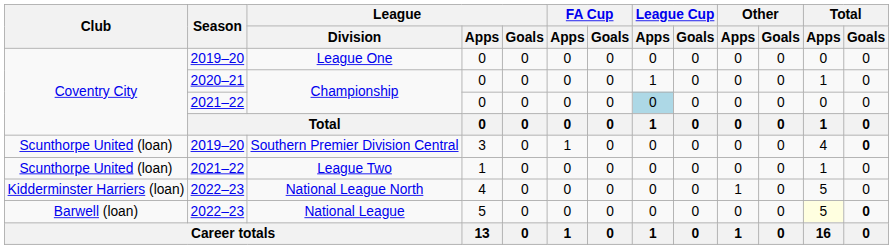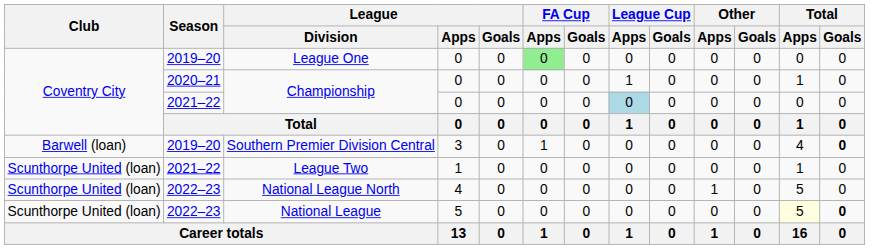(567, 59) no background -> (544, 59) lightgreen background
(96, 146) Scunthorpe United (loan) -> (84, 146) Barwell (loan)
(96, 189) Kidderminster Harriers (loan) -> (84, 189) Scunthorpe United (loan)
(96, 211) Barwell (loan) -> (84, 211) Scunthorpe United (loan)
